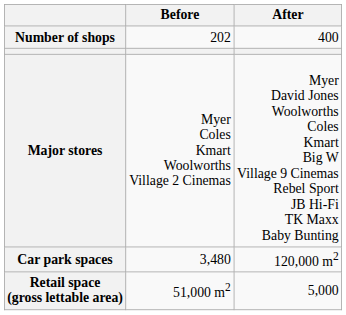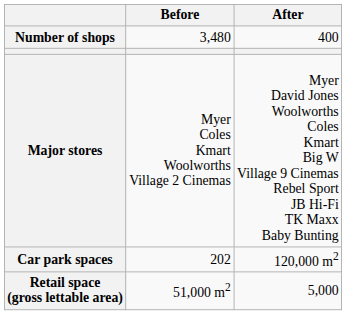(220, 37) 202 -> (215, 37) 3,480
(215, 259) 3,480 -> (220, 259) 202
